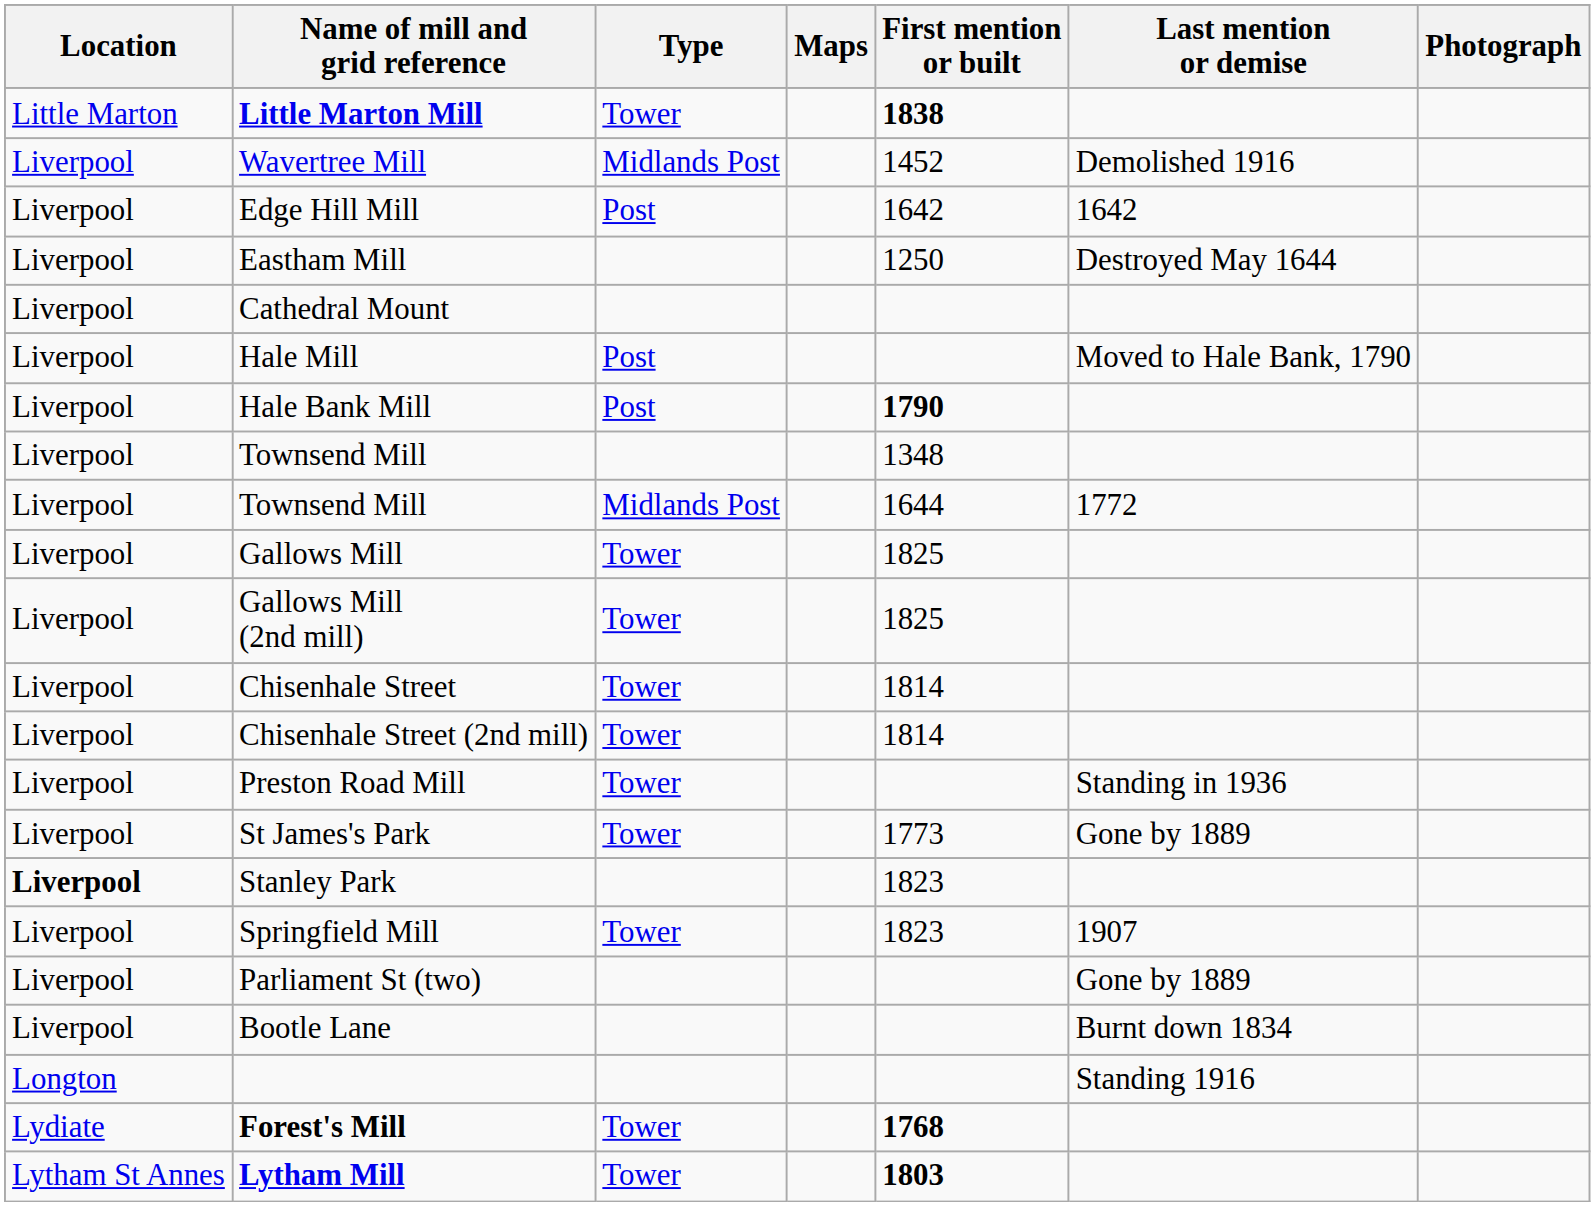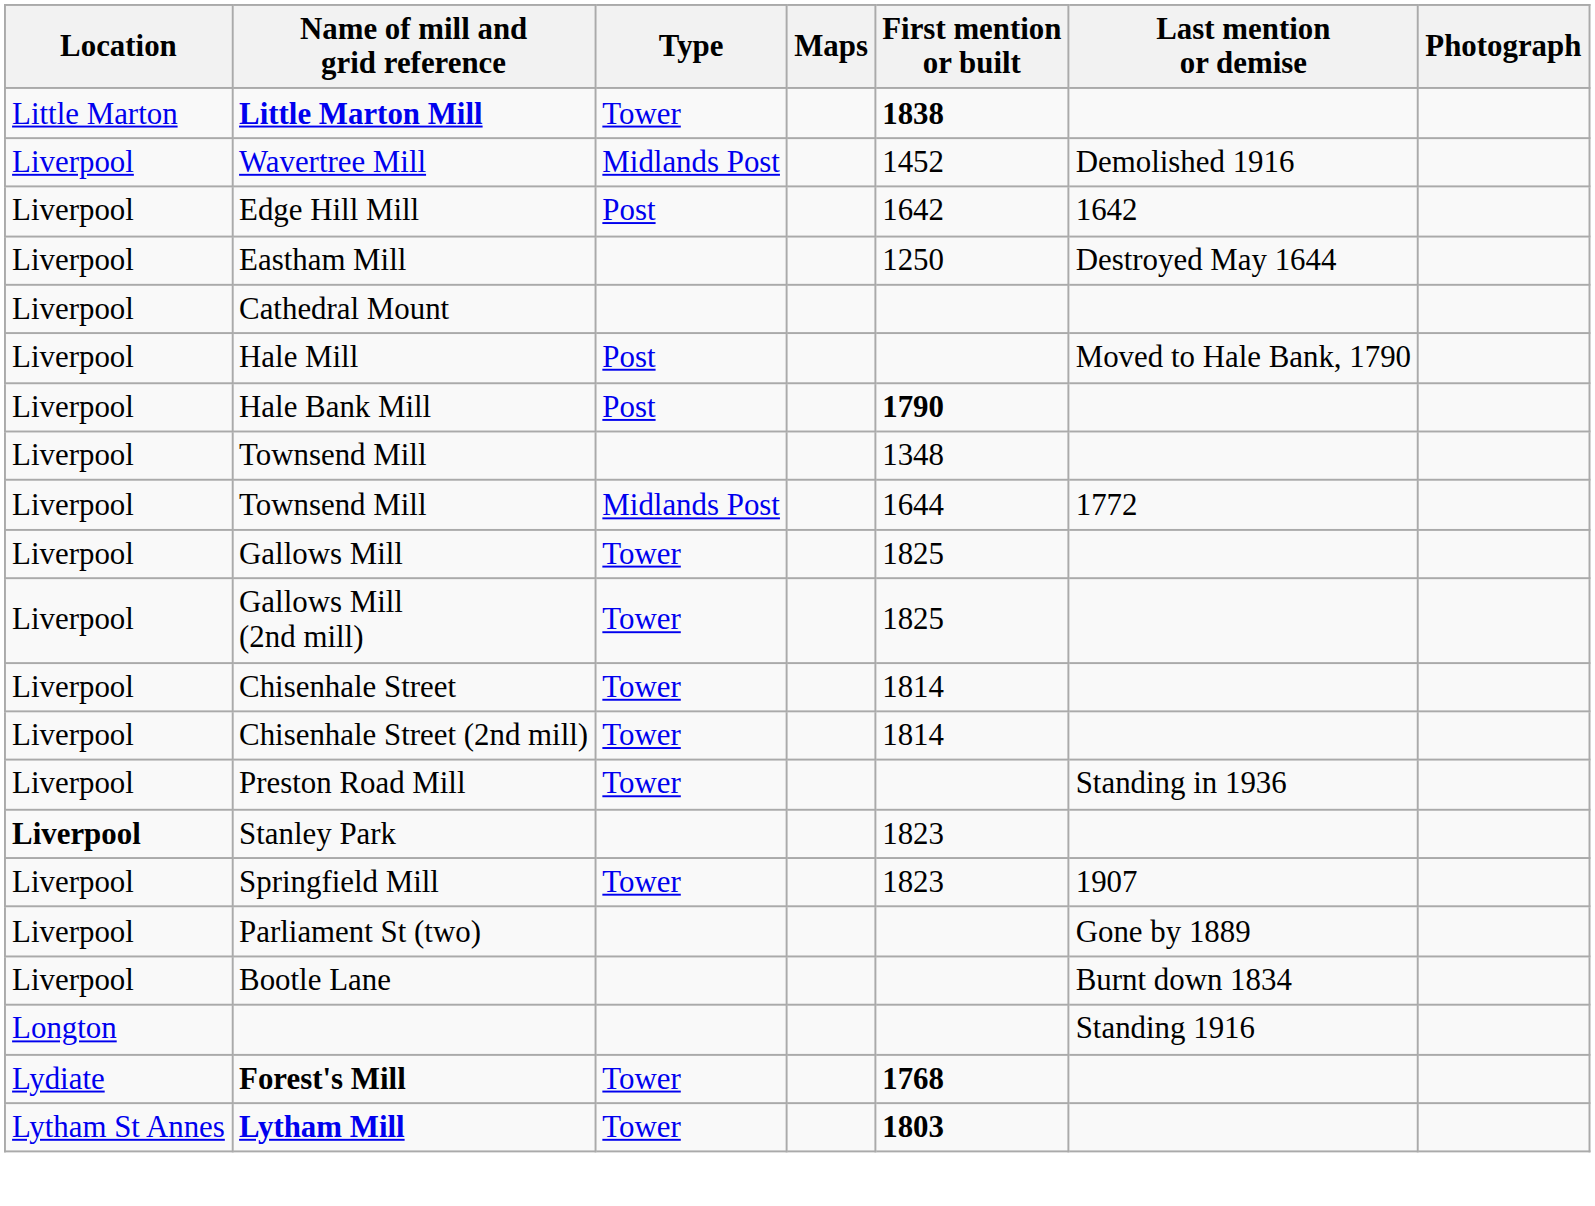- row: (334, 833)
